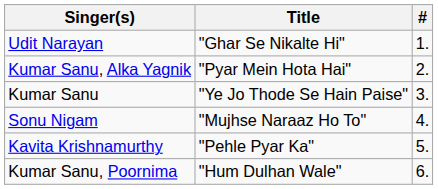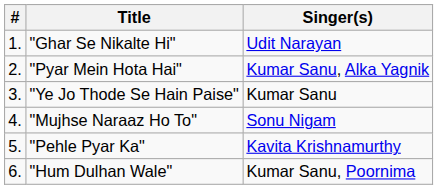columns swapped: (422, 18) <-> (100, 18)
